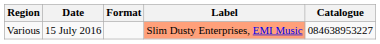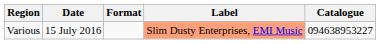(340, 30) 084638953227 -> (340, 30) 094638953227
